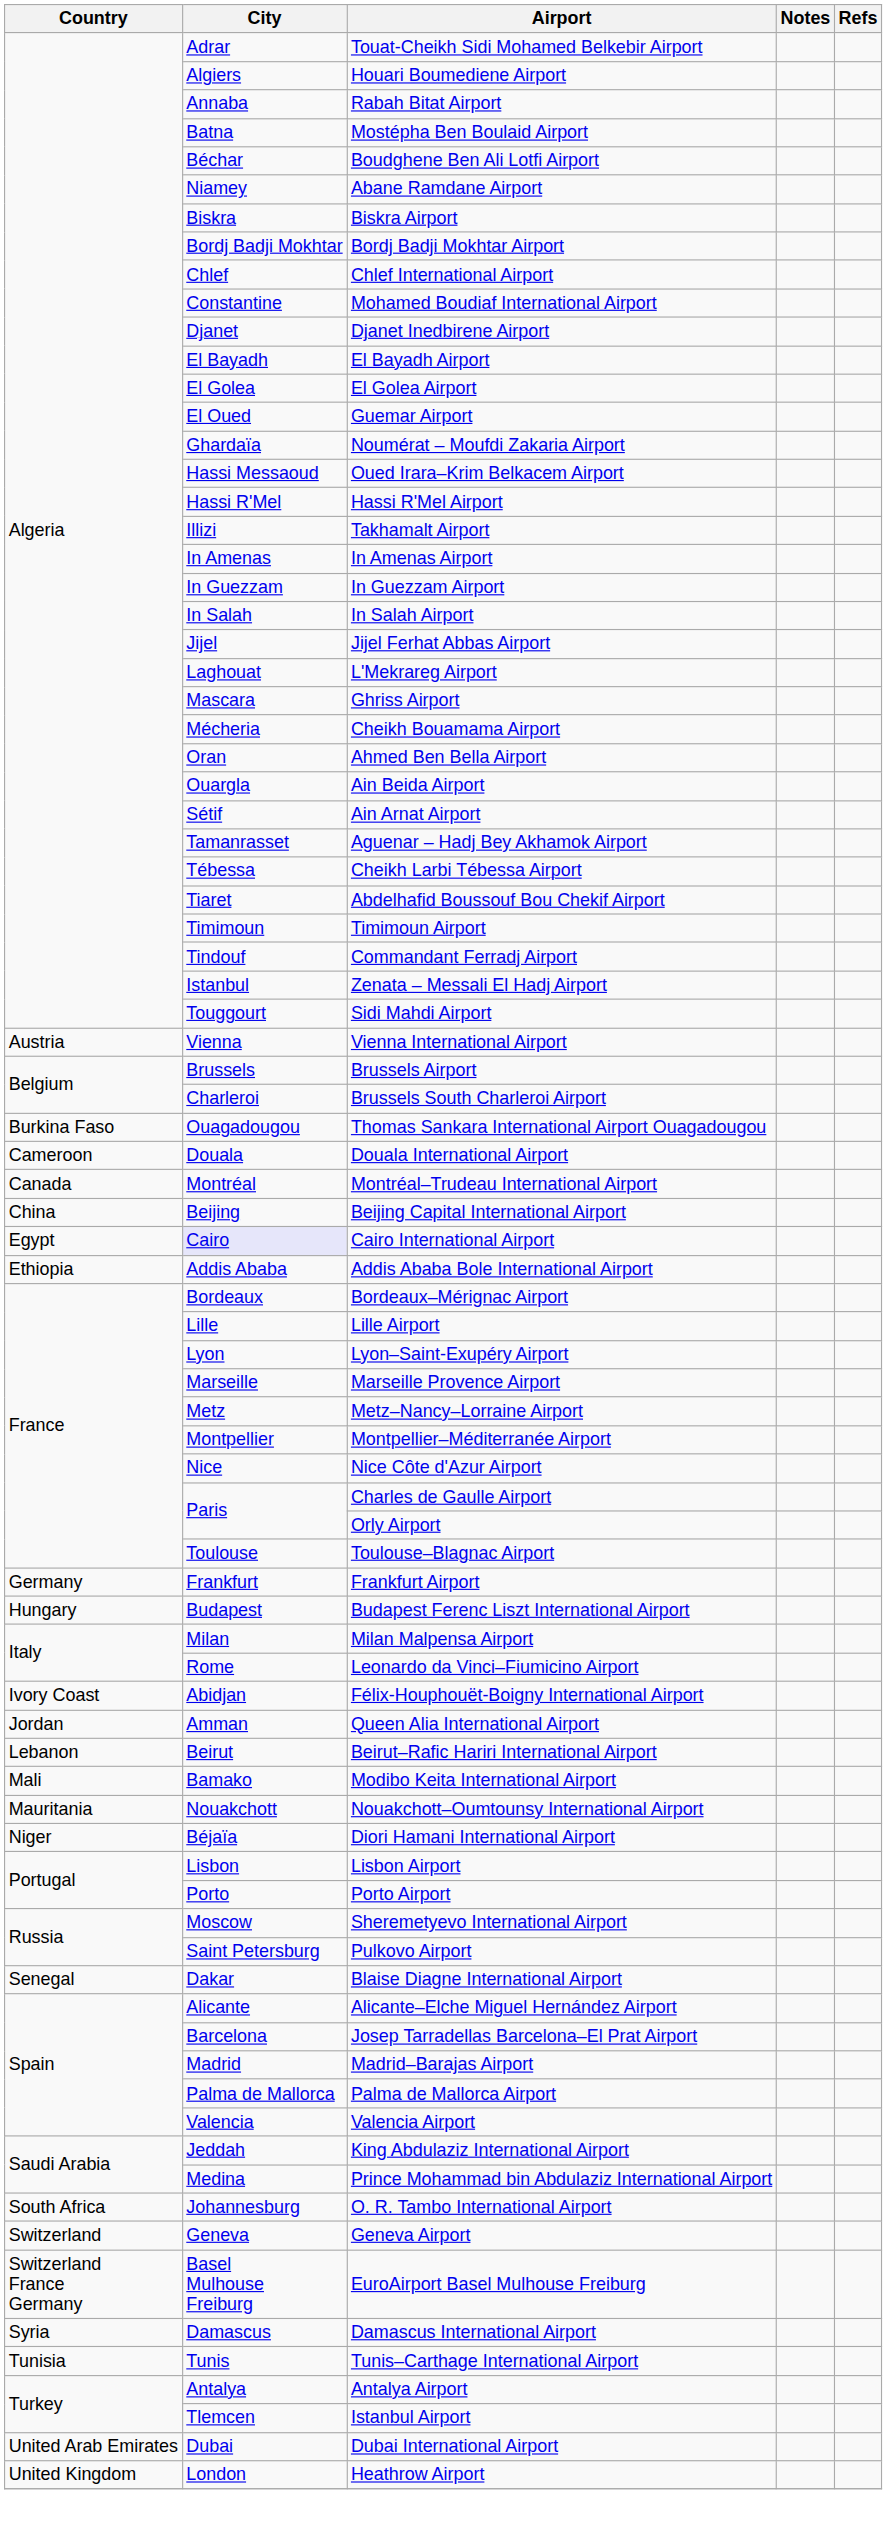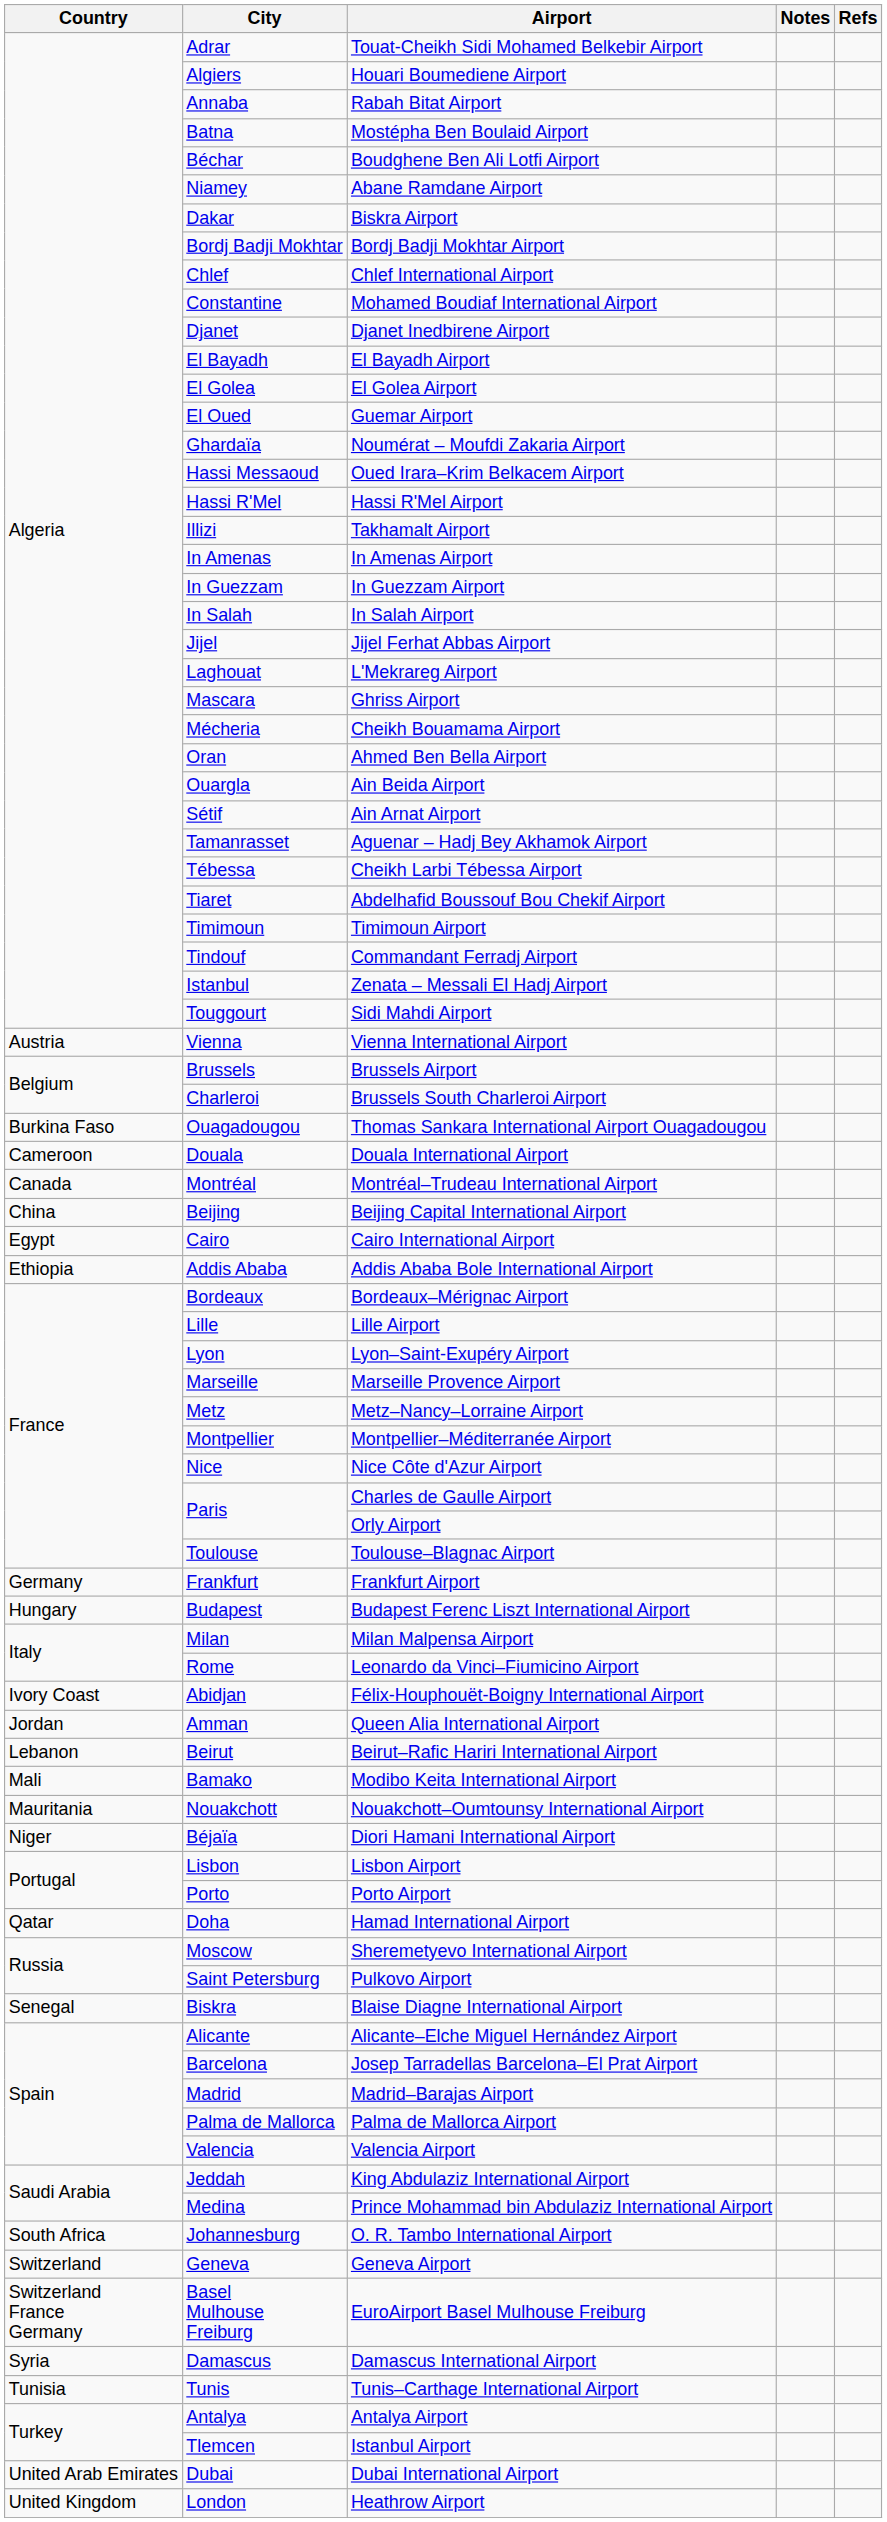(211, 217) Biskra -> (210, 217) Dakar
(208, 1240) lavender background -> (208, 1240) no background
+ row: (460, 1922)
(210, 1979) Dakar -> (211, 2008) Biskra
